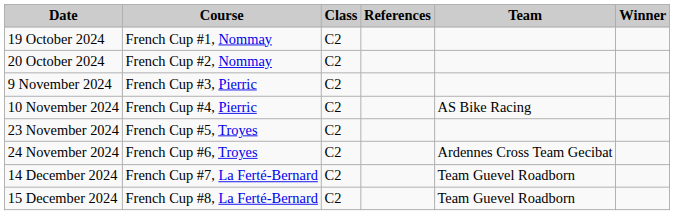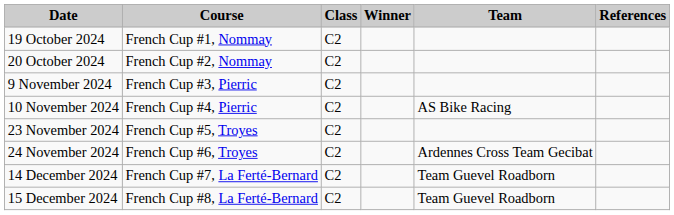columns swapped: (643, 15) <-> (397, 15)
